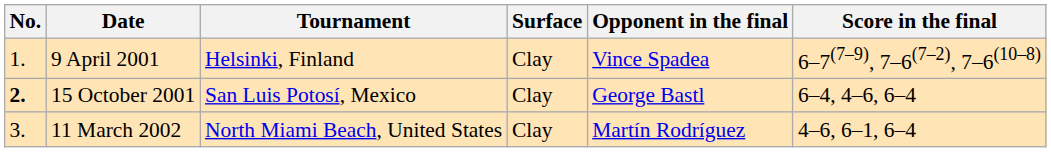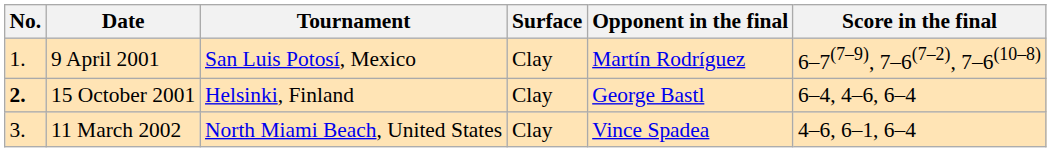(279, 58) Helsinki, Finland -> (310, 58) San Luis Potosí, Mexico
(651, 58) Vince Spadea -> (669, 58) Martín Rodríguez
(310, 95) San Luis Potosí, Mexico -> (279, 95) Helsinki, Finland
(669, 129) Martín Rodríguez -> (651, 129) Vince Spadea
